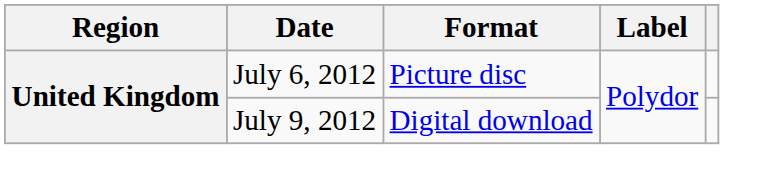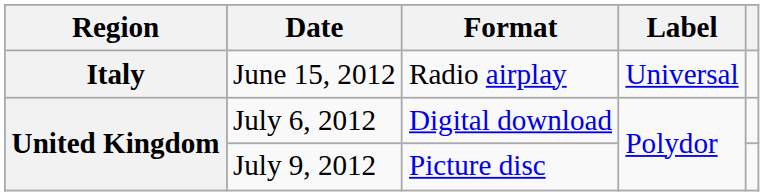+ row: (314, 73)
(458, 73) Picture disc -> (510, 119) Digital download
(491, 119) Digital download -> (477, 166) Picture disc
